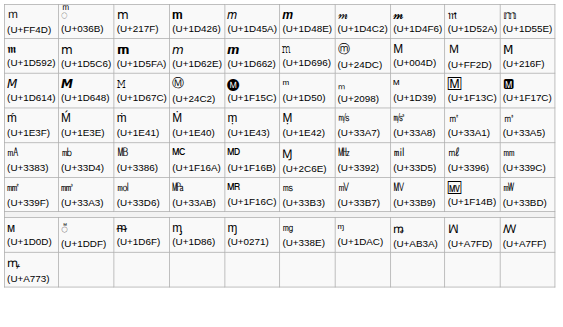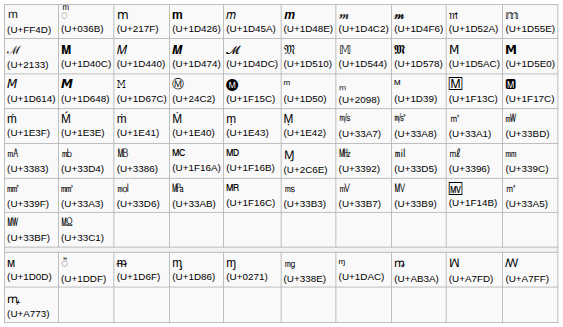- row: (31, 55)
+ row: (28, 57)
(524, 125) ㎥ (U+33A5) -> (528, 126) ㎽ (U+33BD)
(525, 195) ㎽ (U+33BD) -> (527, 195) ㎥ (U+33A5)
+ row: (29, 230)
